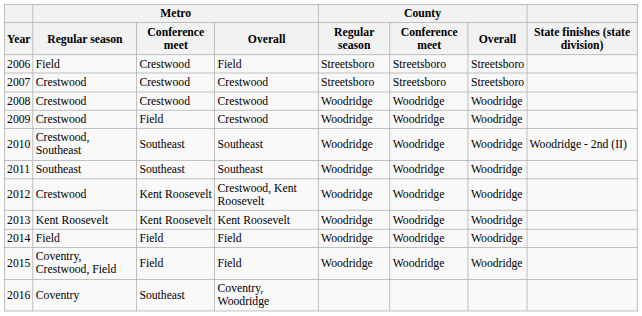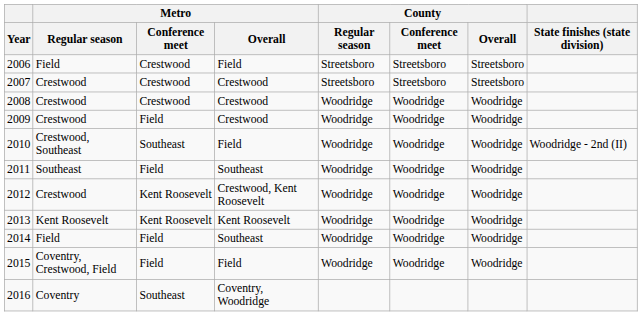(240, 144) Southeast -> (230, 144) Field
(162, 169) Southeast -> (151, 169) Field
(230, 238) Field -> (240, 238) Southeast
